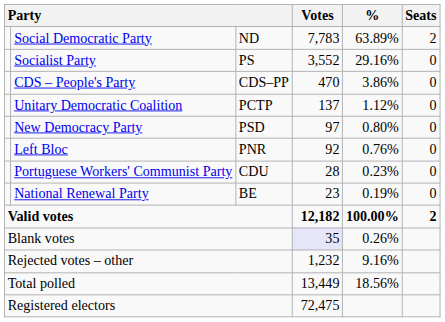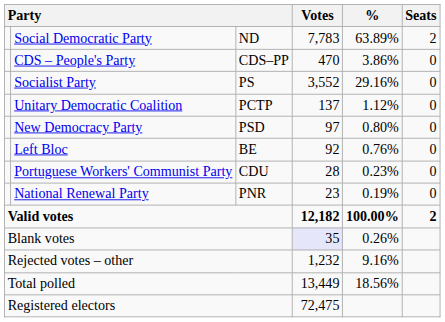rows swapped: (55, 60) <-> (75, 82)
(253, 149) PNR -> (248, 149) BE
(248, 194) BE -> (253, 194) PNR
